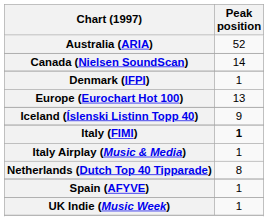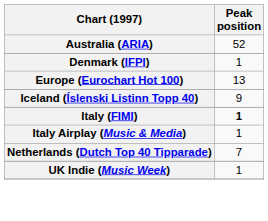- row: (109, 62)
(239, 170) 8 -> (239, 152) 7
- row: (109, 188)
